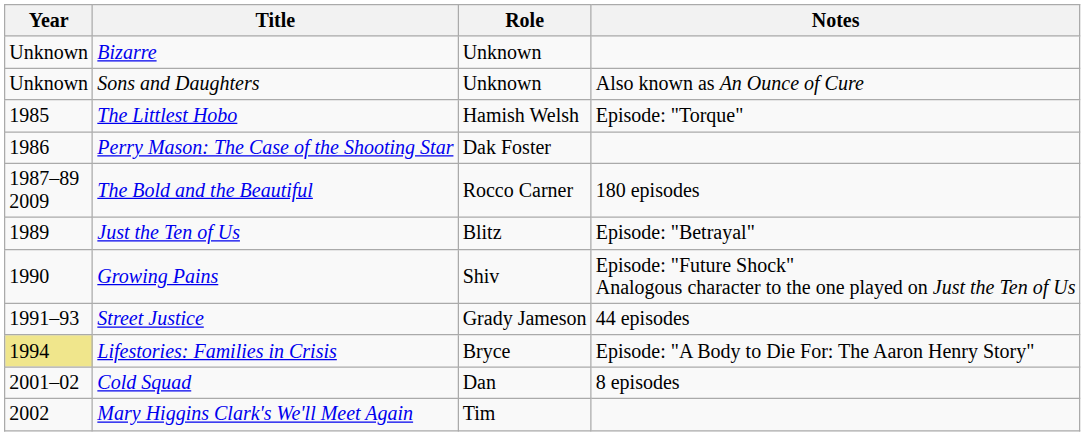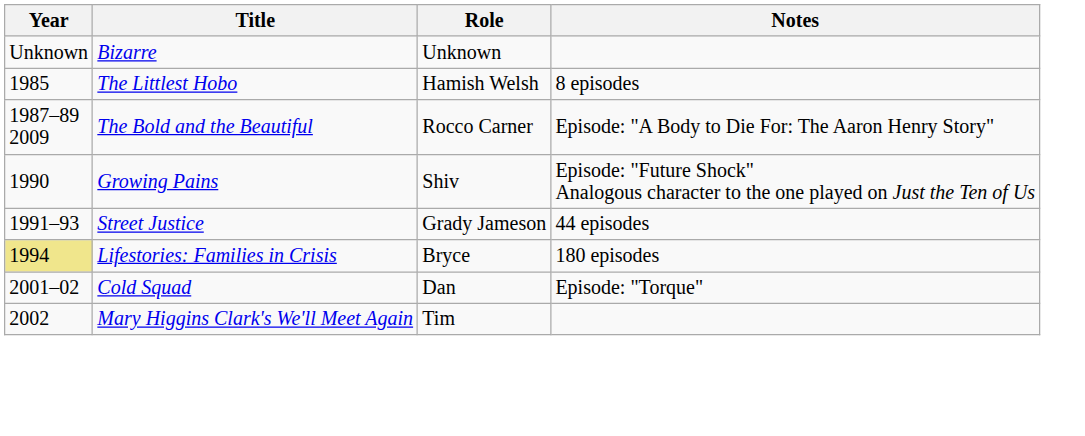- row: (178, 83)
(670, 115) Episode: "Torque" -> (597, 83) 8 episodes
- row: (275, 147)
(648, 190) 180 episodes -> (775, 126) Episode: "A Body to Die For: The Aaron Henry Story"
- row: (169, 233)
(815, 350) Episode: "A Body to Die For: The Aaron Henry Story" -> (607, 255) 180 episodes
(638, 382) 8 episodes -> (629, 287) Episode: "Torque"
